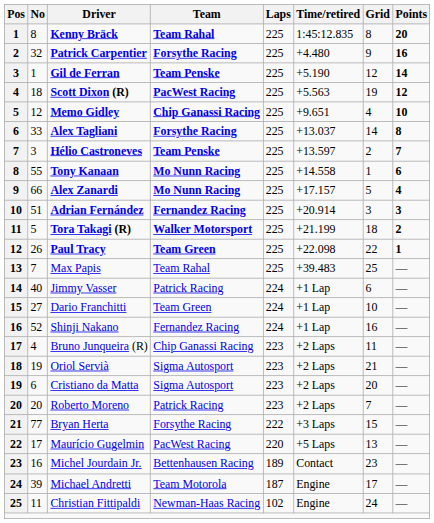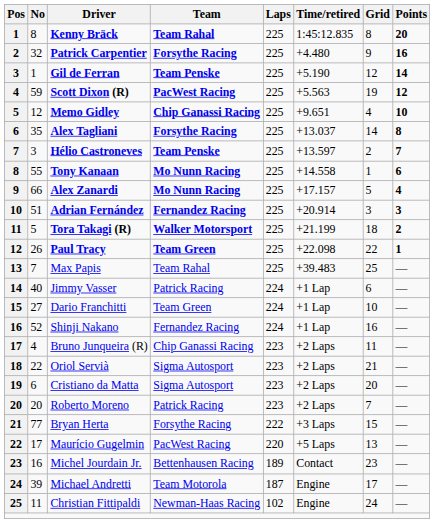(36, 92) 18 -> (36, 92) 59
(36, 131) 33 -> (36, 131) 35
(36, 366) 19 -> (36, 366) 22
